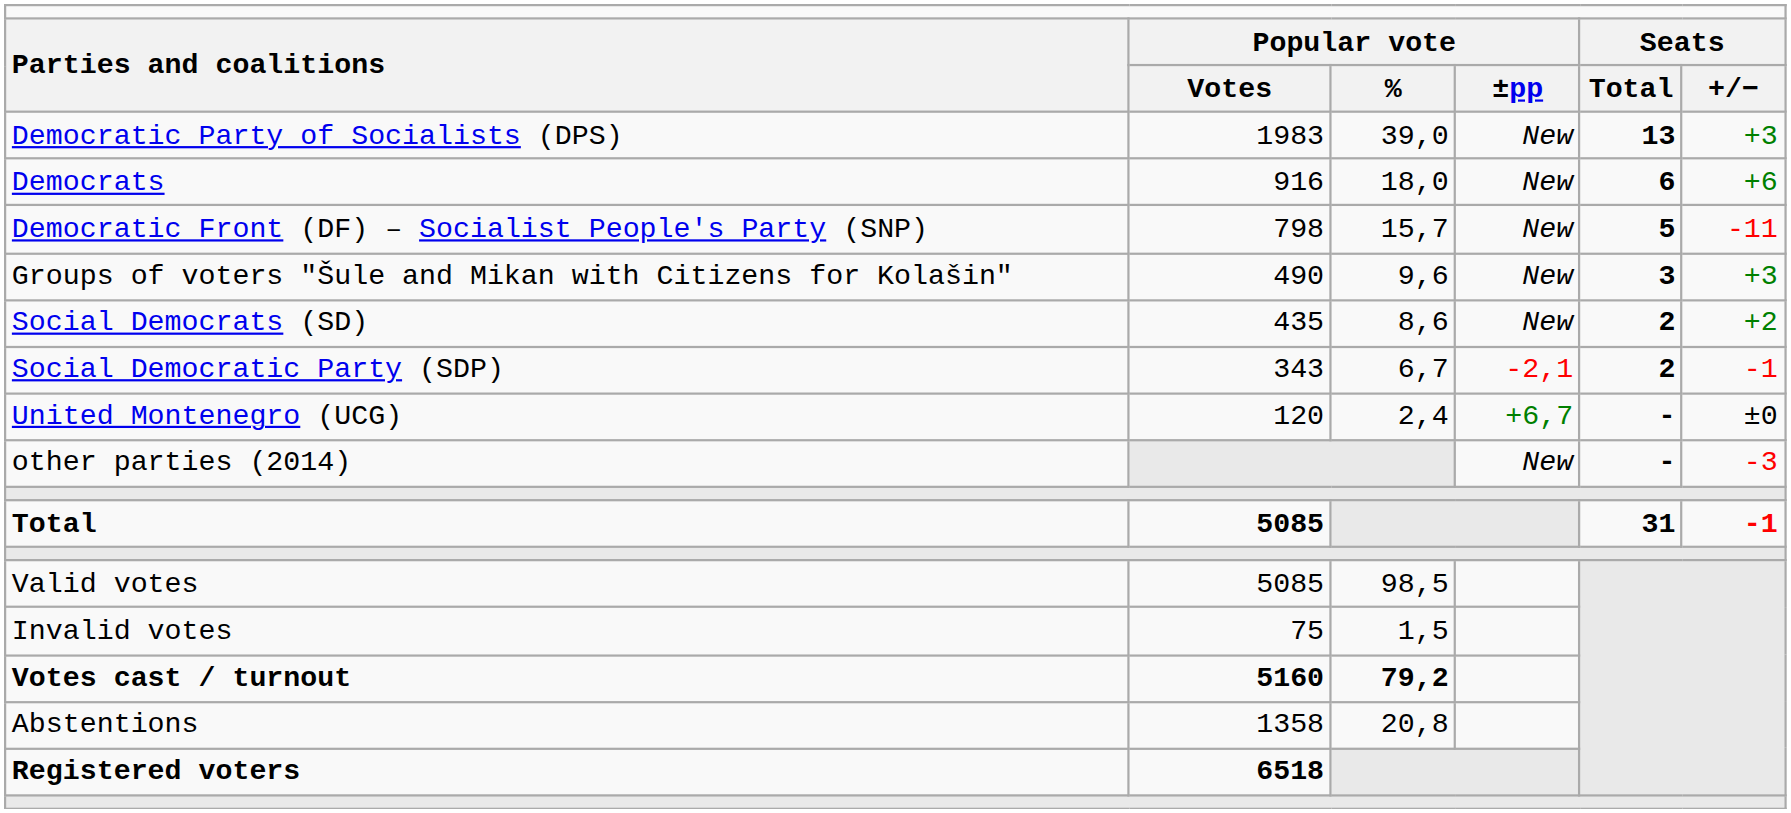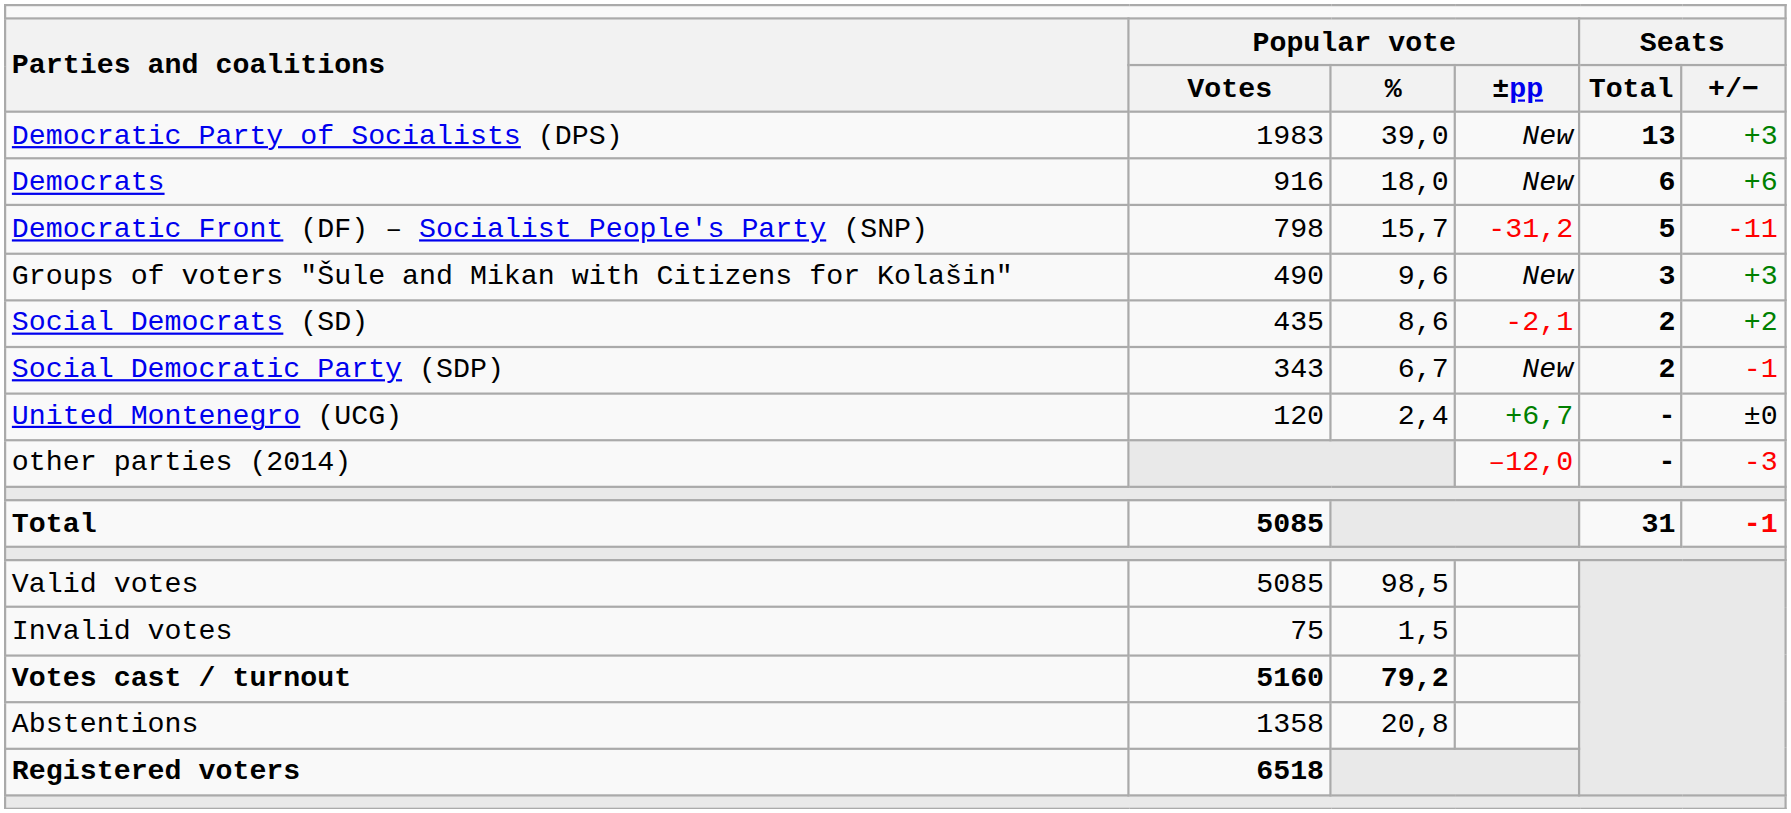(1548, 229) New -> (1531, 229) -31,2
(1548, 323) New -> (1539, 323) -2,1
(1539, 370) -2,1 -> (1548, 370) New
(1548, 463) New -> (1531, 463) –12,0
